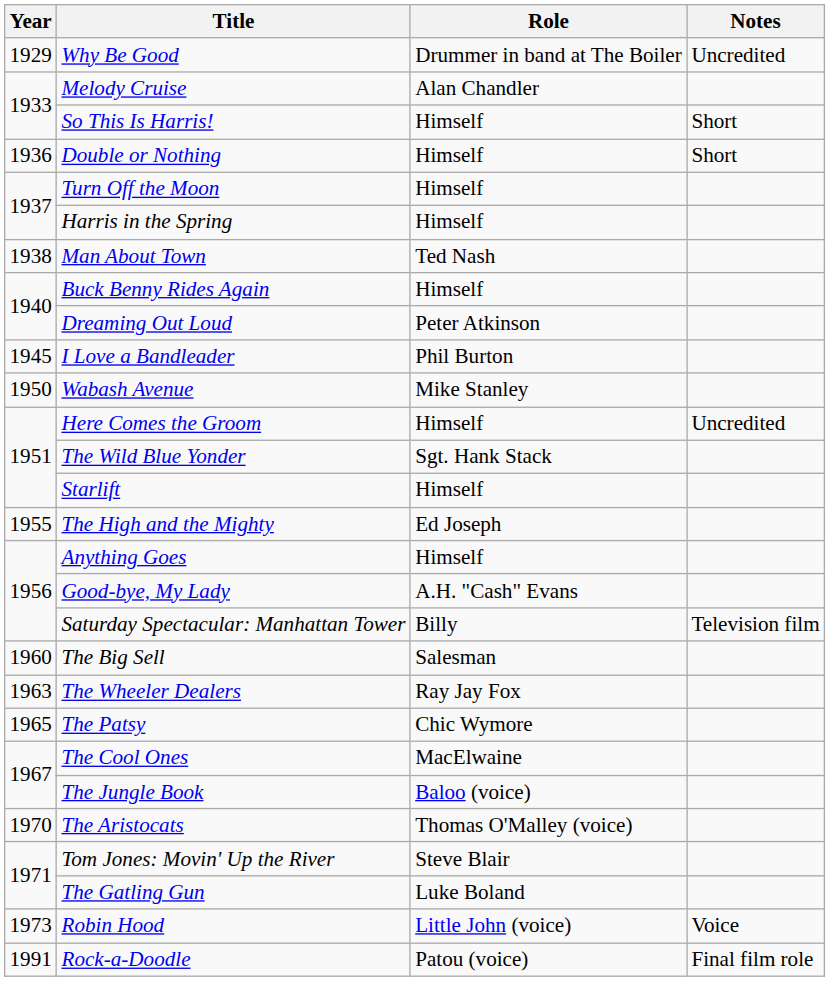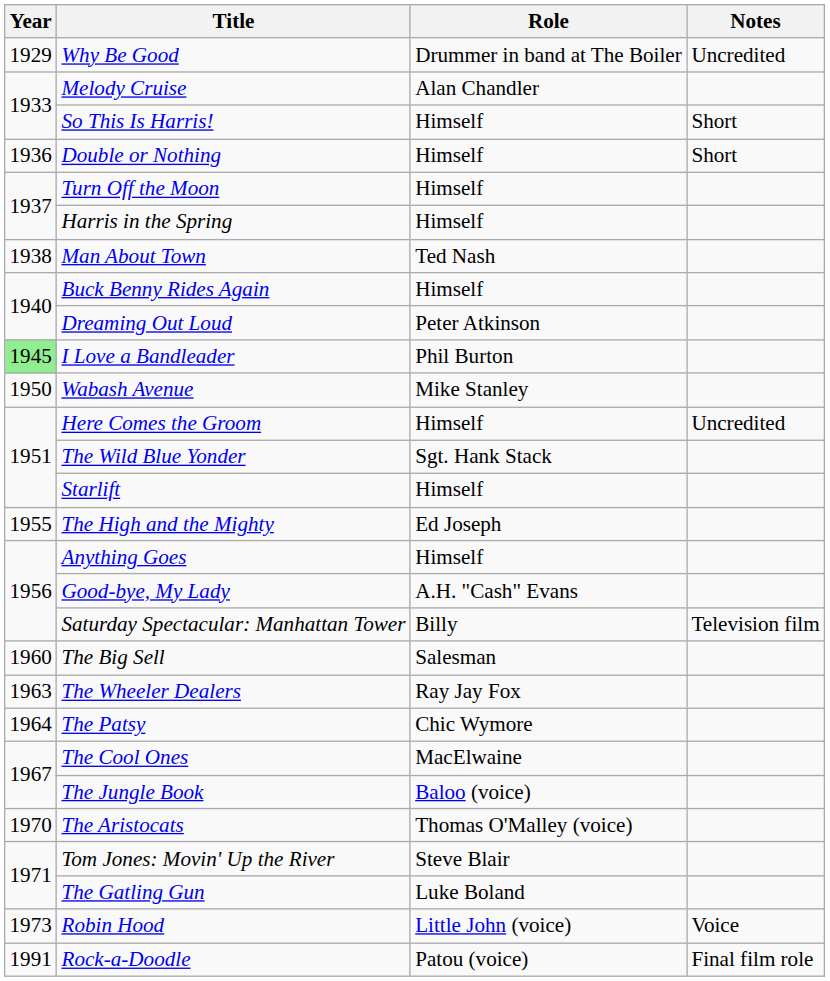(31, 356) no background -> (31, 356) lightgreen background
(31, 724) 1965 -> (31, 724) 1964
